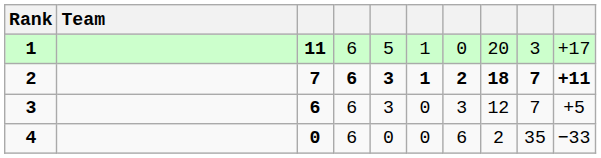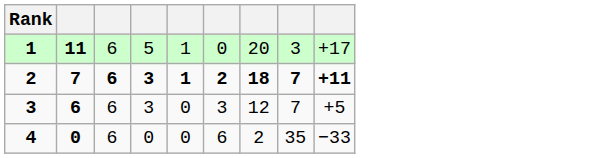- column: (83, 20)
